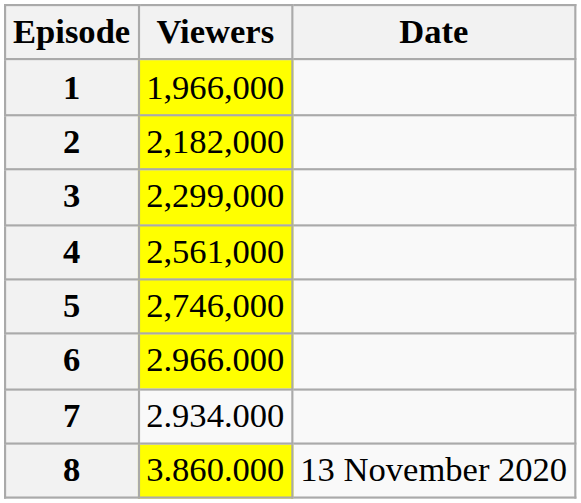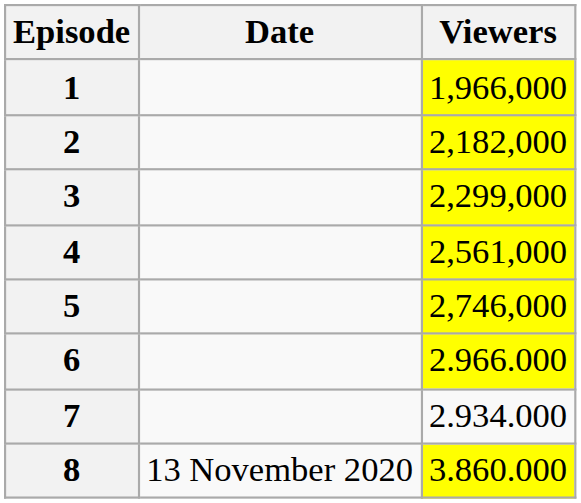columns swapped: (434, 31) <-> (215, 31)
